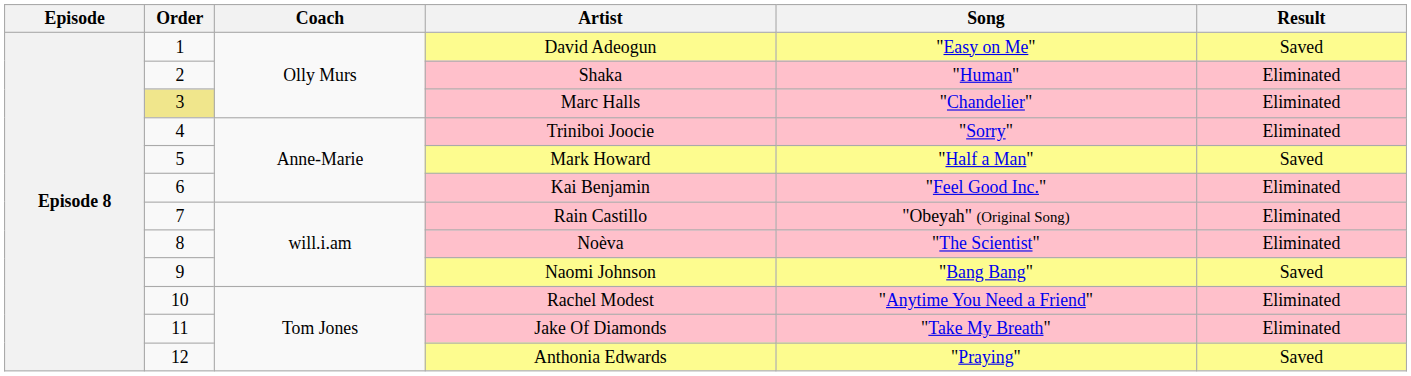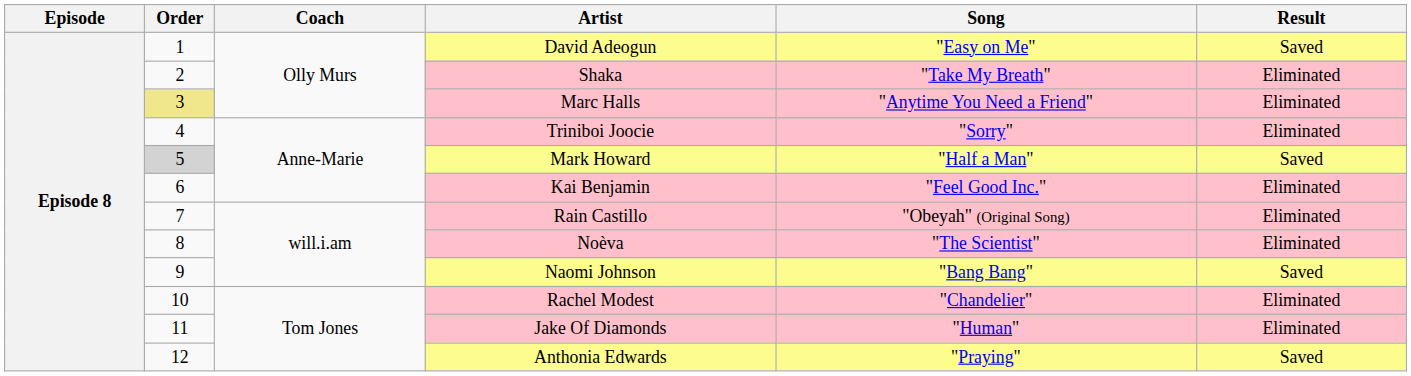(986, 74) "Human" -> (986, 74) "Take My Breath"
(986, 103) "Chandelier" -> (986, 103) "Anytime You Need a Friend"
(180, 159) no background -> (180, 159) lightgrey background
(986, 300) "Anytime You Need a Friend" -> (986, 300) "Chandelier"
(986, 328) "Take My Breath" -> (986, 328) "Human"
